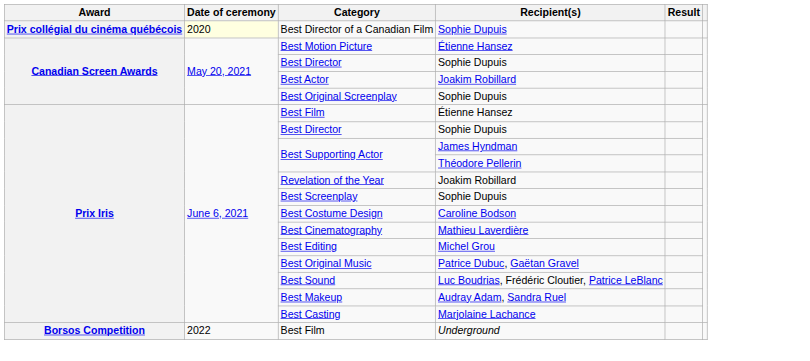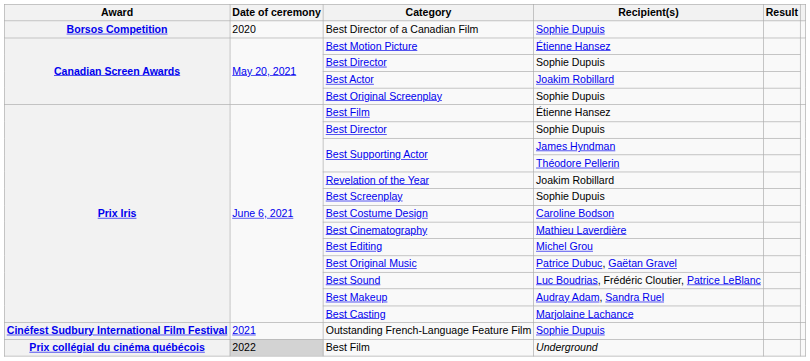(95, 29) Prix collégial du cinéma québécois -> (117, 29) Borsos Competition
(199, 29) lightyellow background -> (244, 29) no background
+ row: (428, 331)
(94, 331) Borsos Competition -> (117, 347) Prix collégial du cinéma québécois
(199, 331) no background -> (244, 347) lightgrey background
